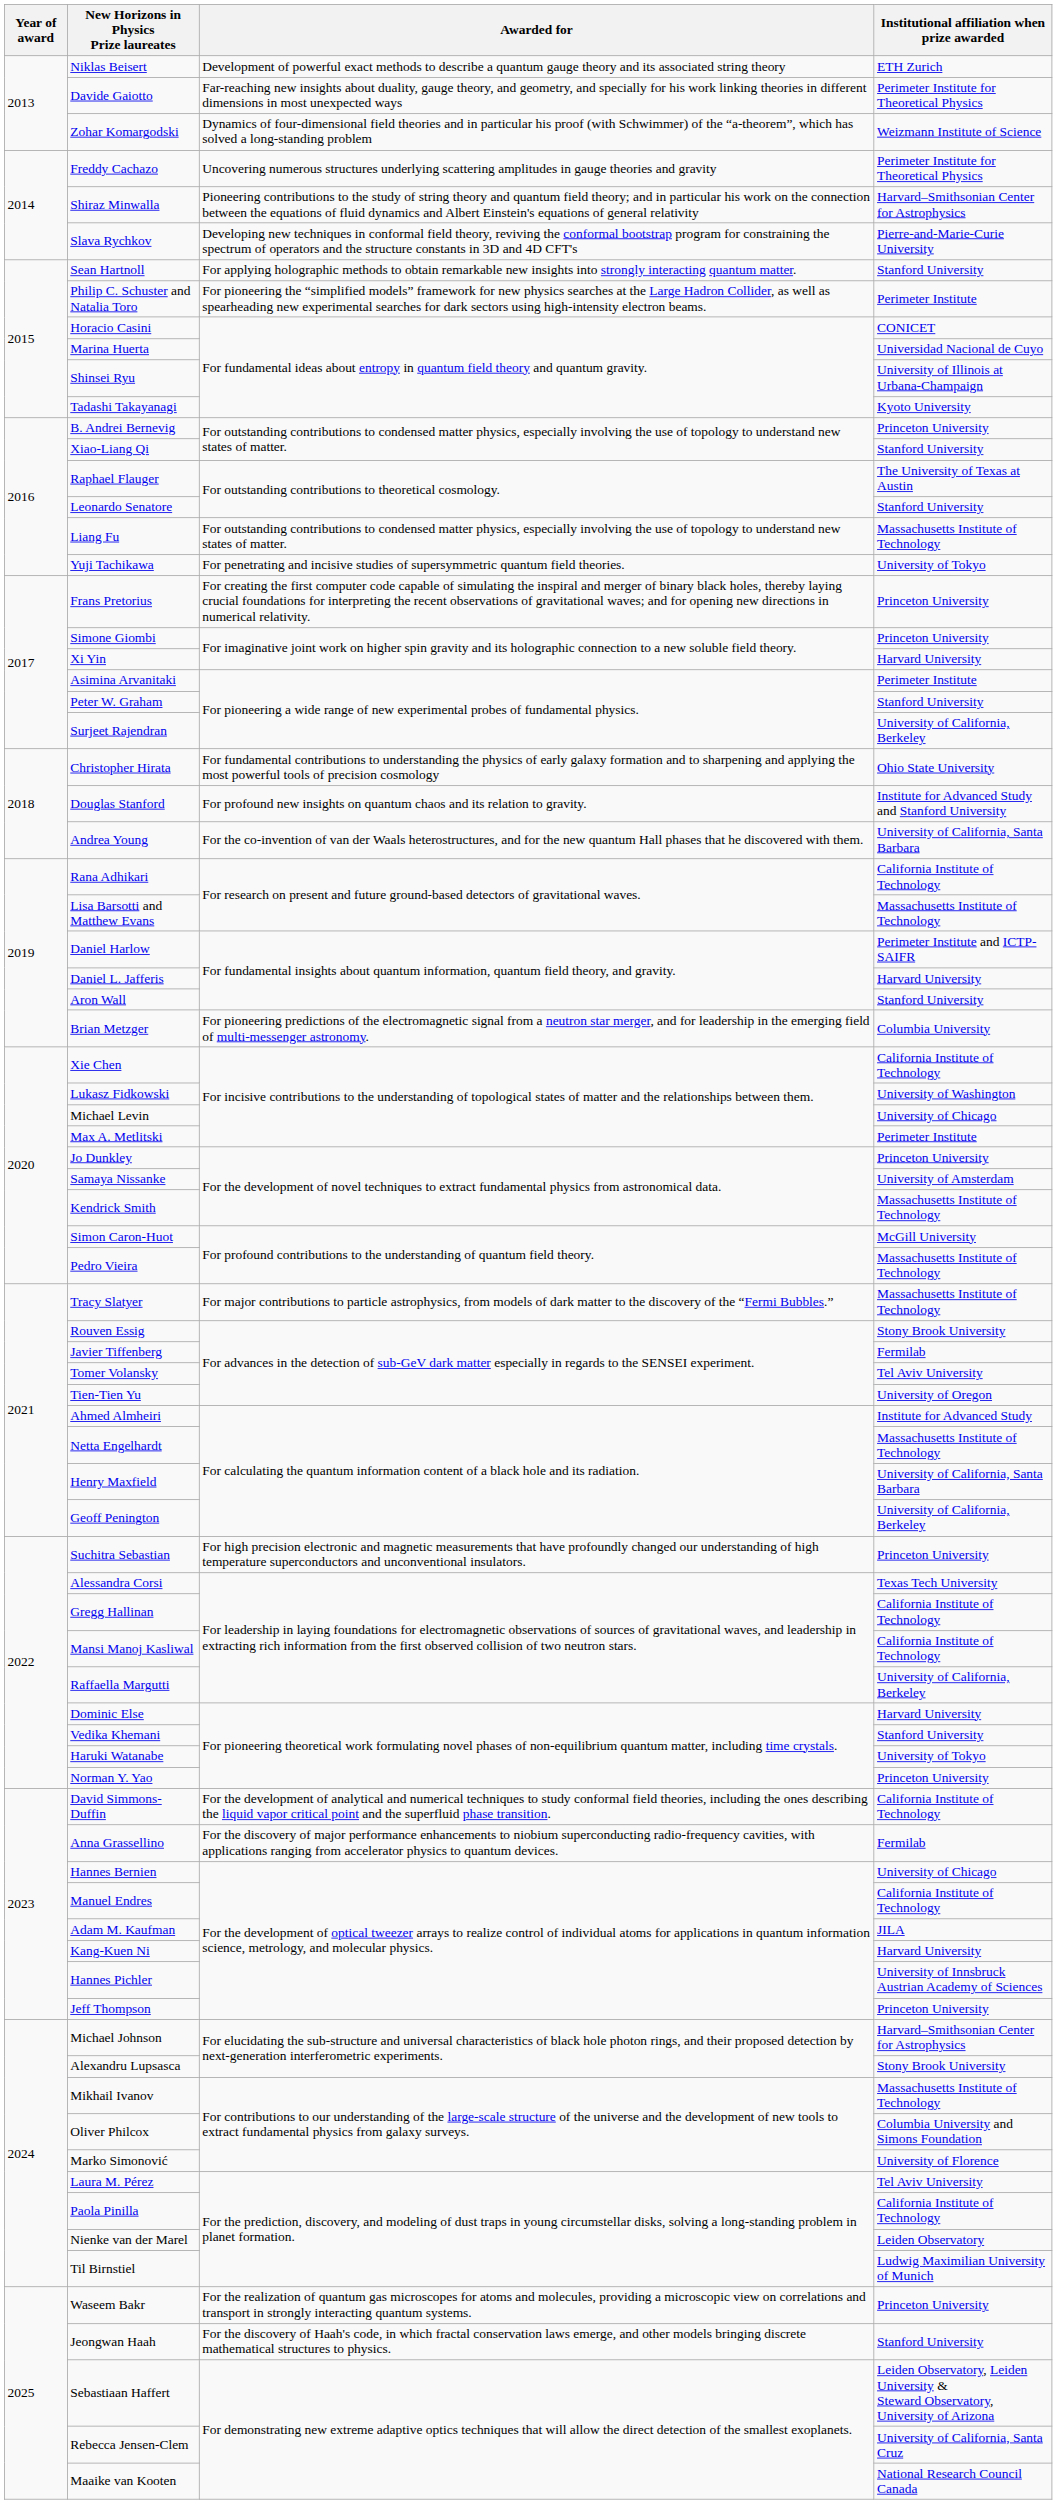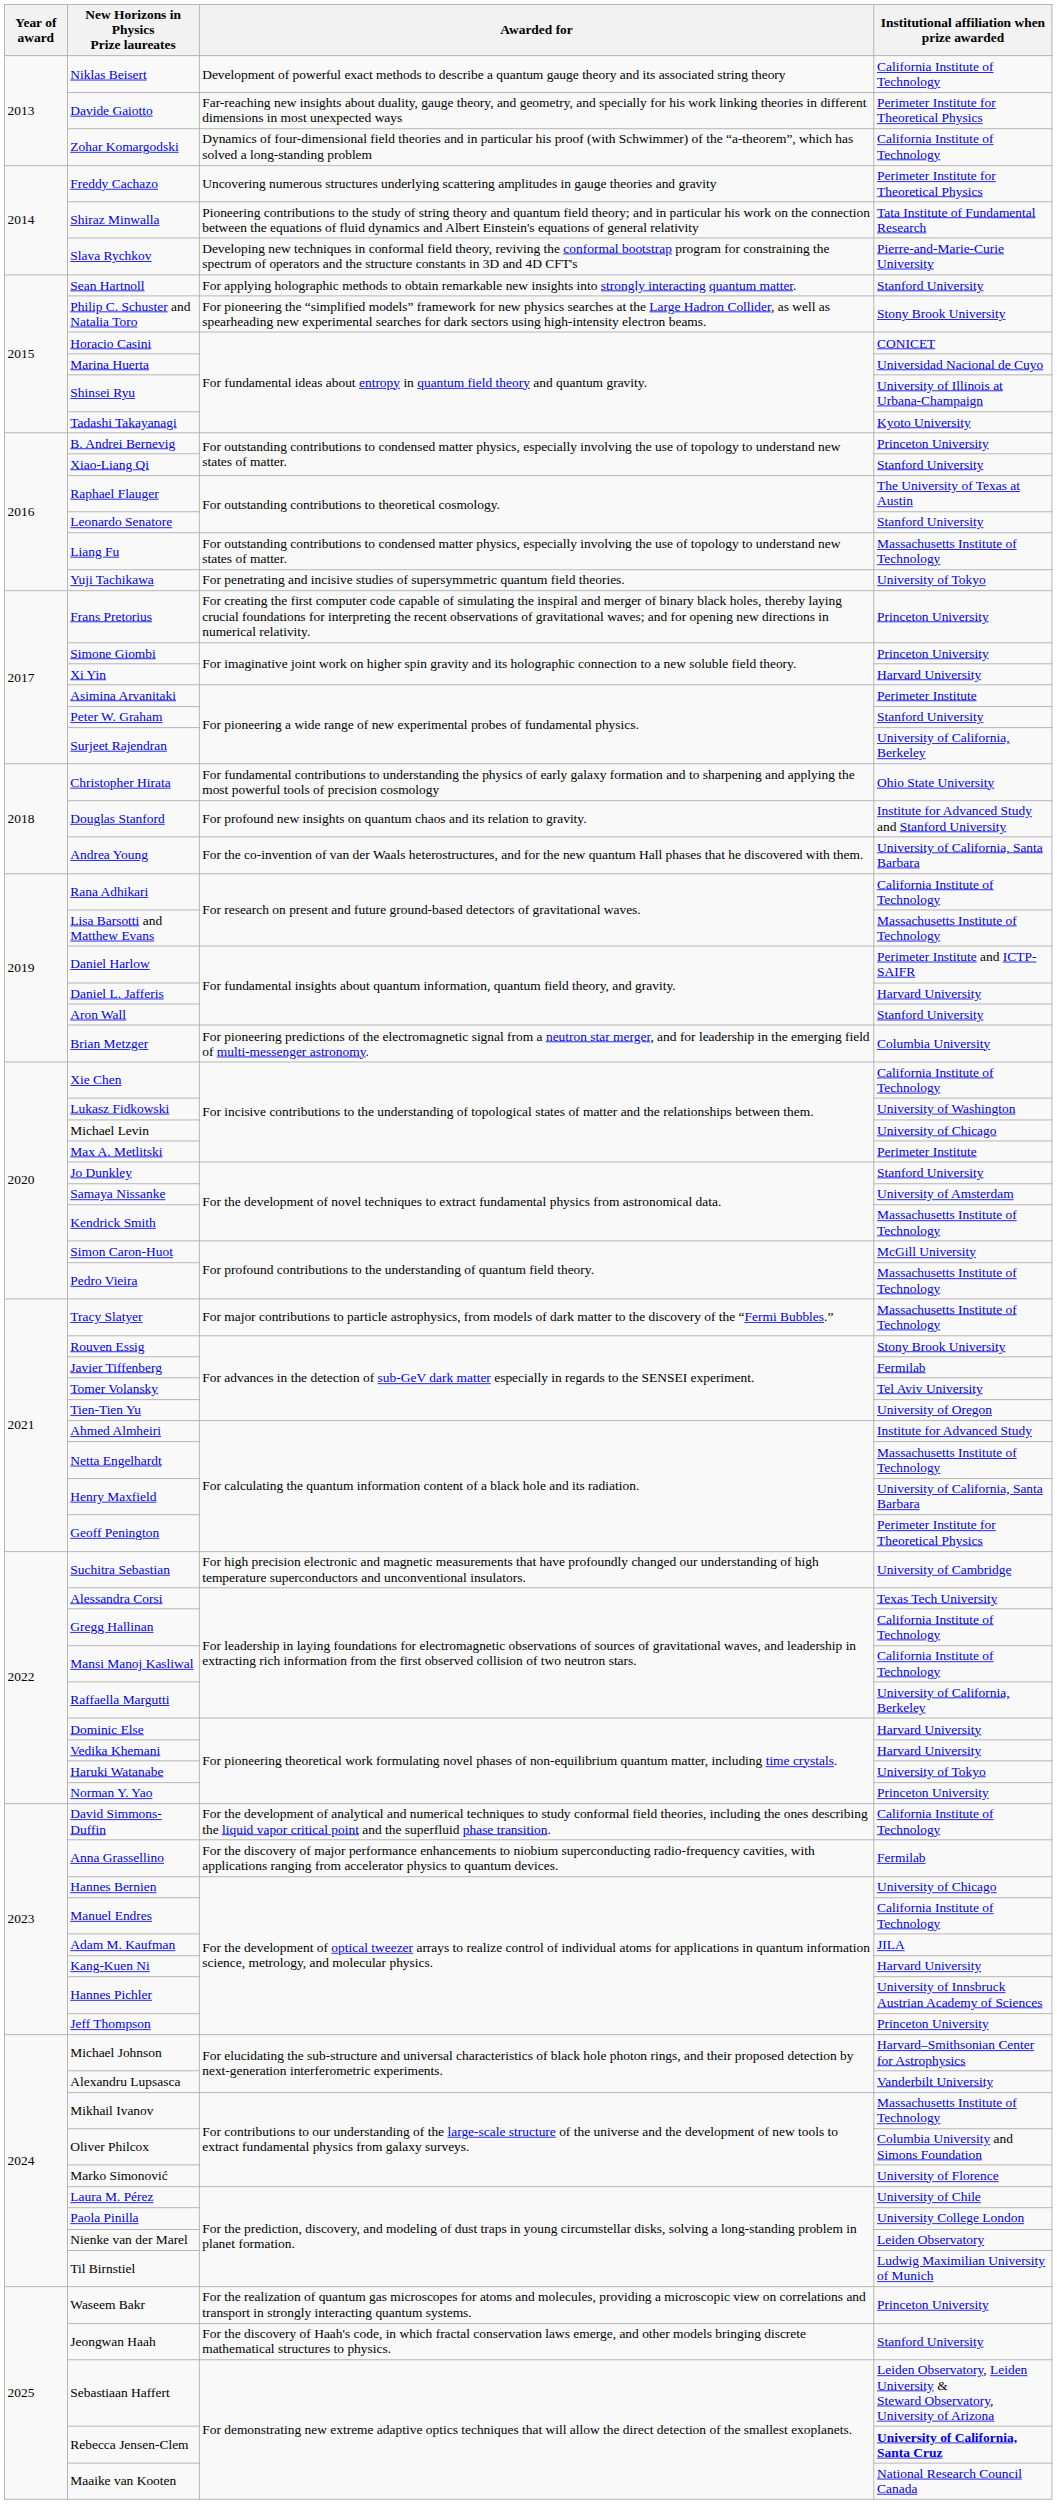(910, 66) ETH Zurich -> (935, 74) California Institute of Technology
(959, 132) Weizmann Institute of Science -> (935, 147) California Institute of Technology
(956, 204) Harvard–Smithsonian Center for Astrophysics -> (956, 220) Tata Institute of Fundamental Research
(927, 299) Perimeter Institute -> (941, 314) Stony Brook University
(933, 1157) Princeton University -> (930, 1172) Stanford University
(943, 1518) University of California, Berkeley -> (936, 1533) Perimeter Institute for Theoretical Physics
(933, 1554) Princeton University -> (944, 1569) University of Cambridge
(930, 1735) Stanford University -> (929, 1750) Harvard University
(941, 2066) Stony Brook University -> (935, 2081) Vanderbilt University
(930, 2182) Tel Aviv University -> (929, 2197) University of Chile
(935, 2211) California Institute of Technology -> (951, 2218) University College London
(960, 2444) normal -> (947, 2444) bold
